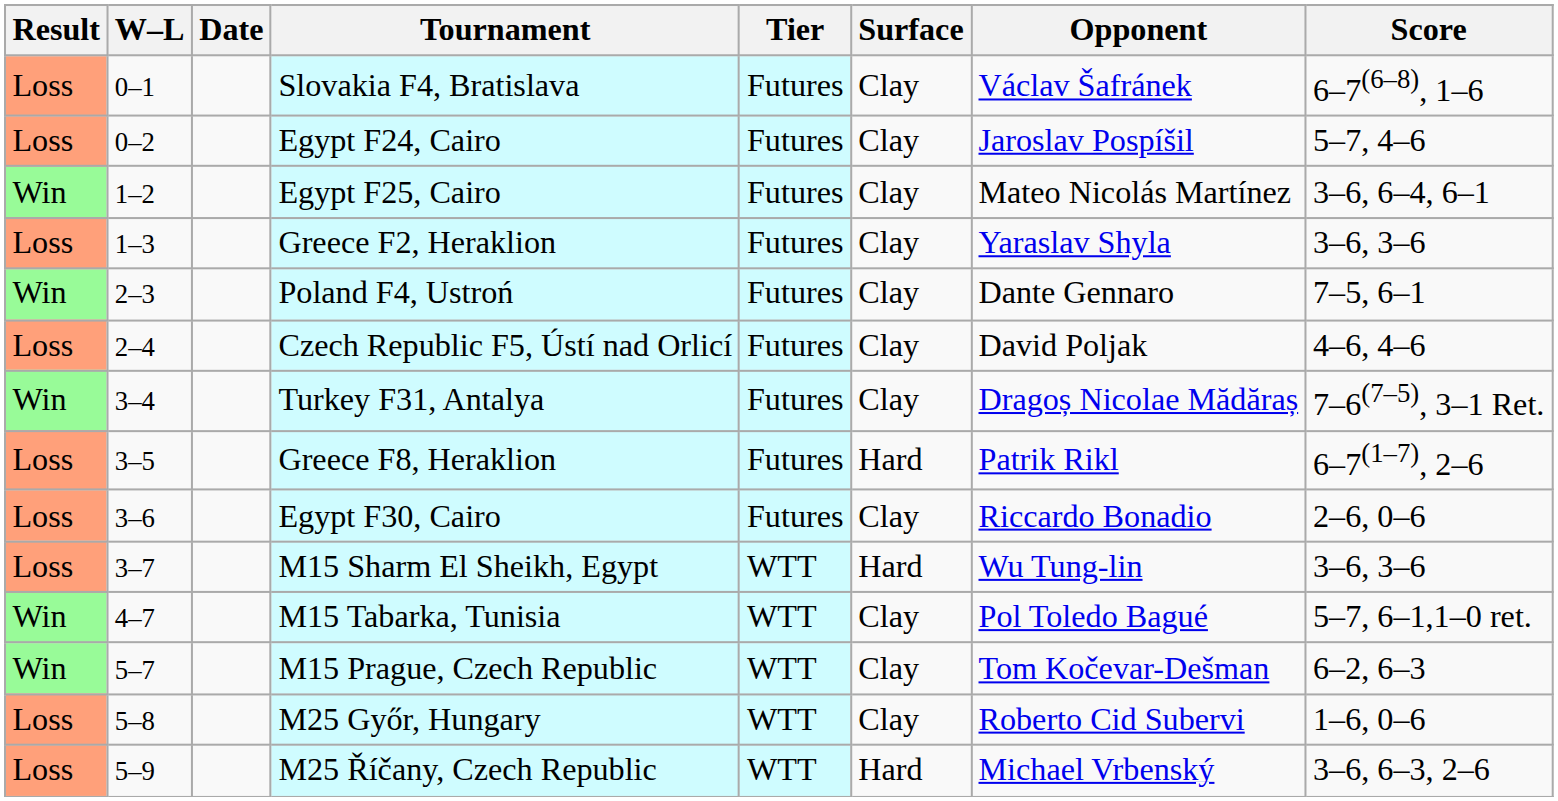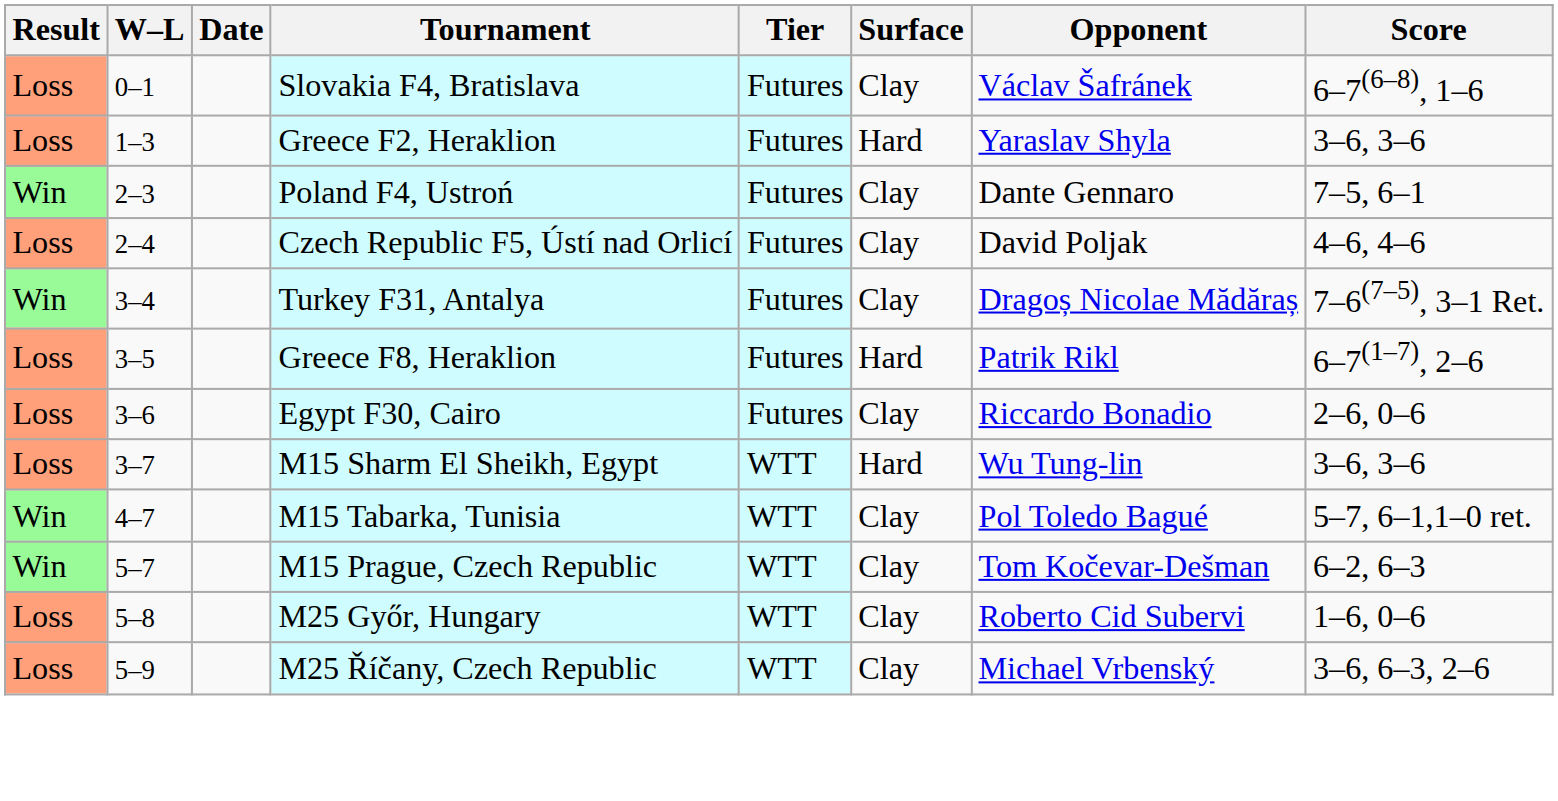- row: (390, 140)
- row: (390, 191)
(889, 242) Clay -> (890, 140) Hard
(890, 770) Hard -> (889, 668) Clay
